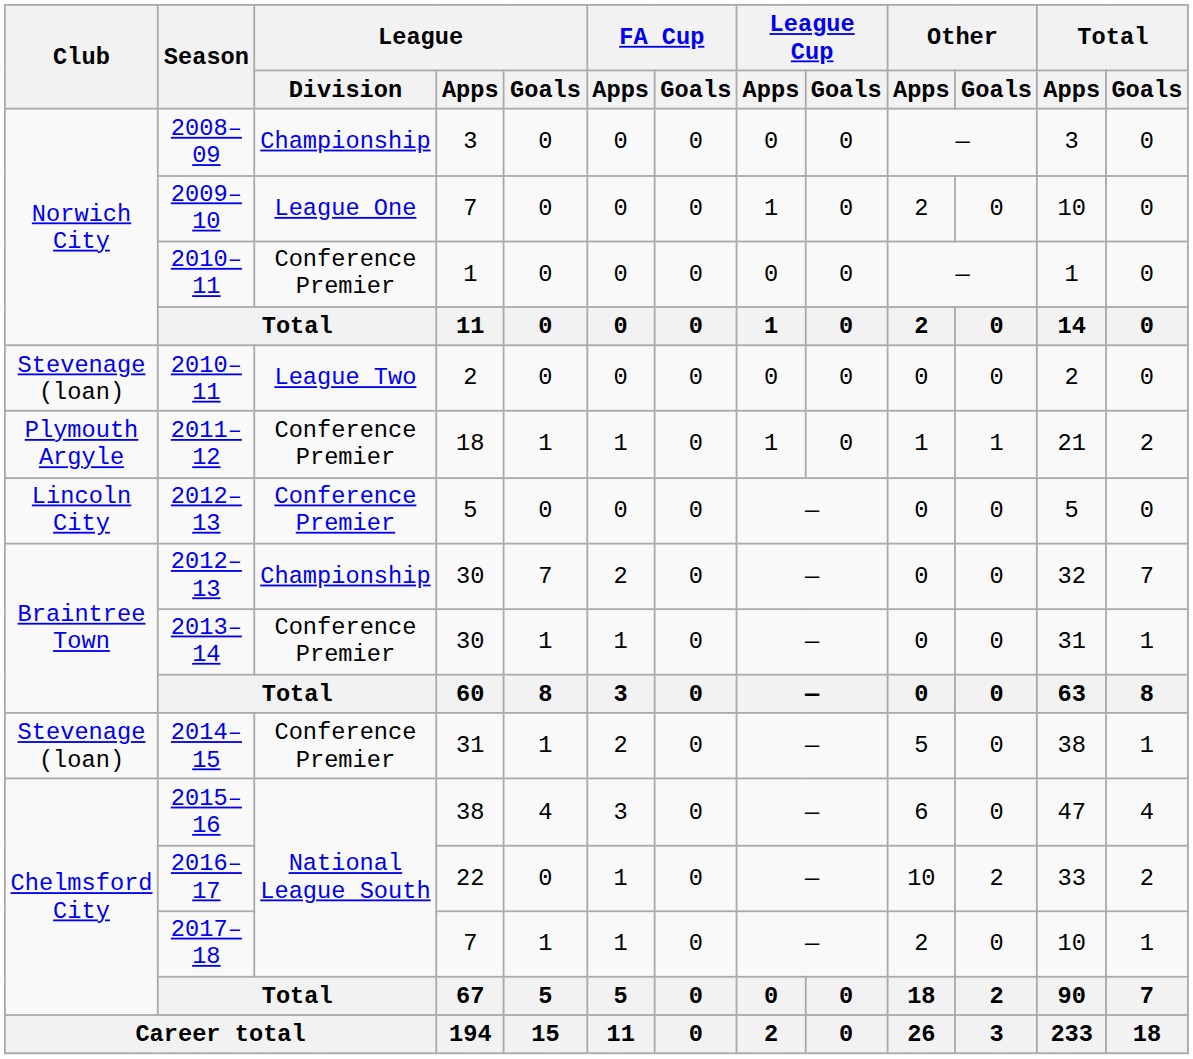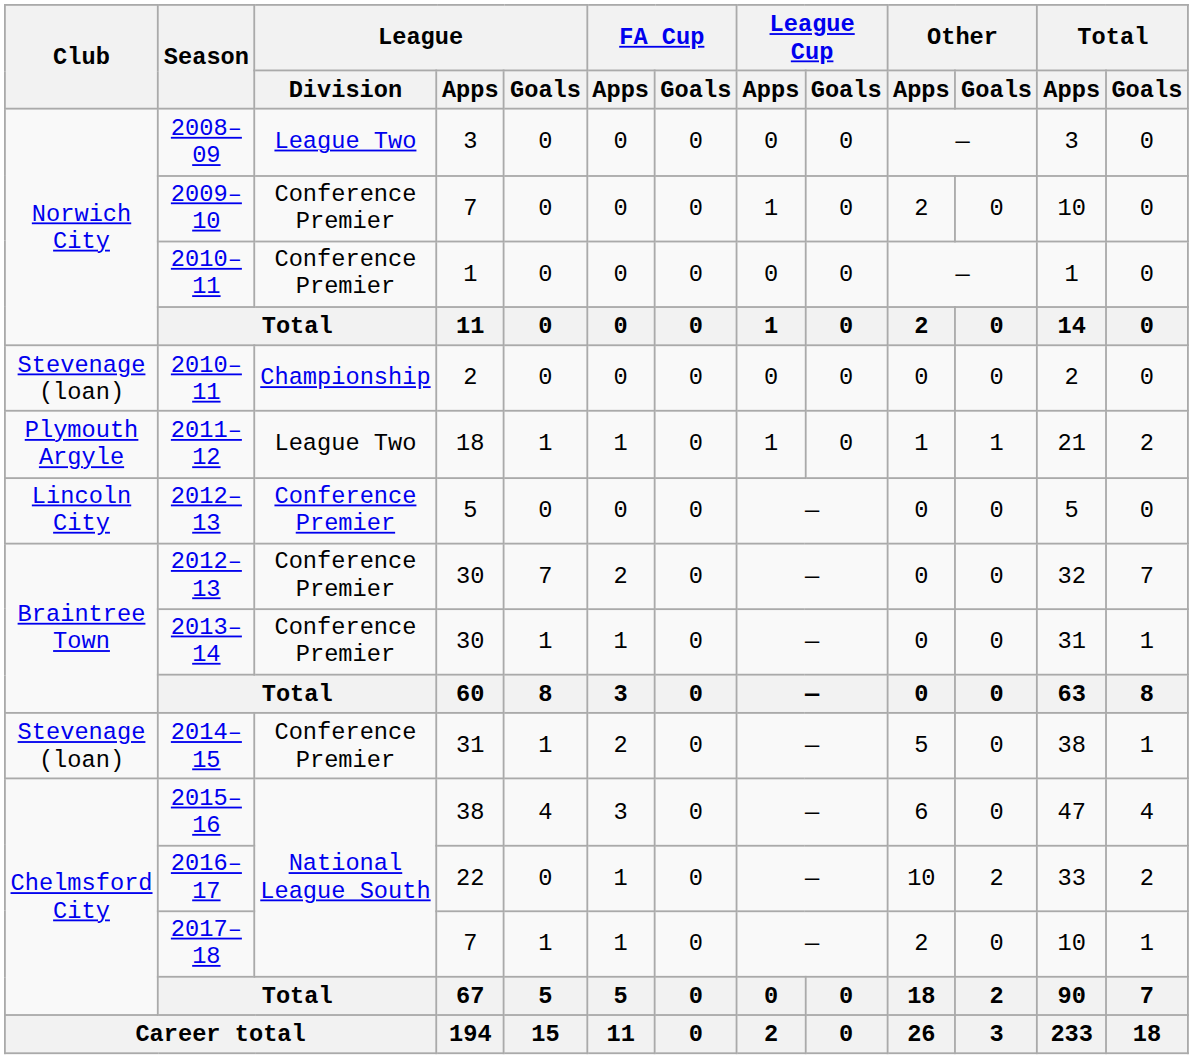(345, 142) Championship -> (345, 142) League Two
(345, 208) League One -> (345, 208) Conference Premier
(345, 378) League Two -> (345, 378) Championship
(345, 444) Conference Premier -> (345, 444) League Two
(345, 576) Championship -> (345, 576) Conference Premier
